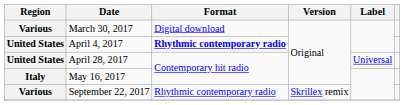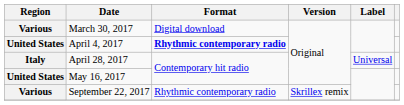(35, 60) United States -> (35, 60) Italy
(35, 76) Italy -> (35, 76) United States
